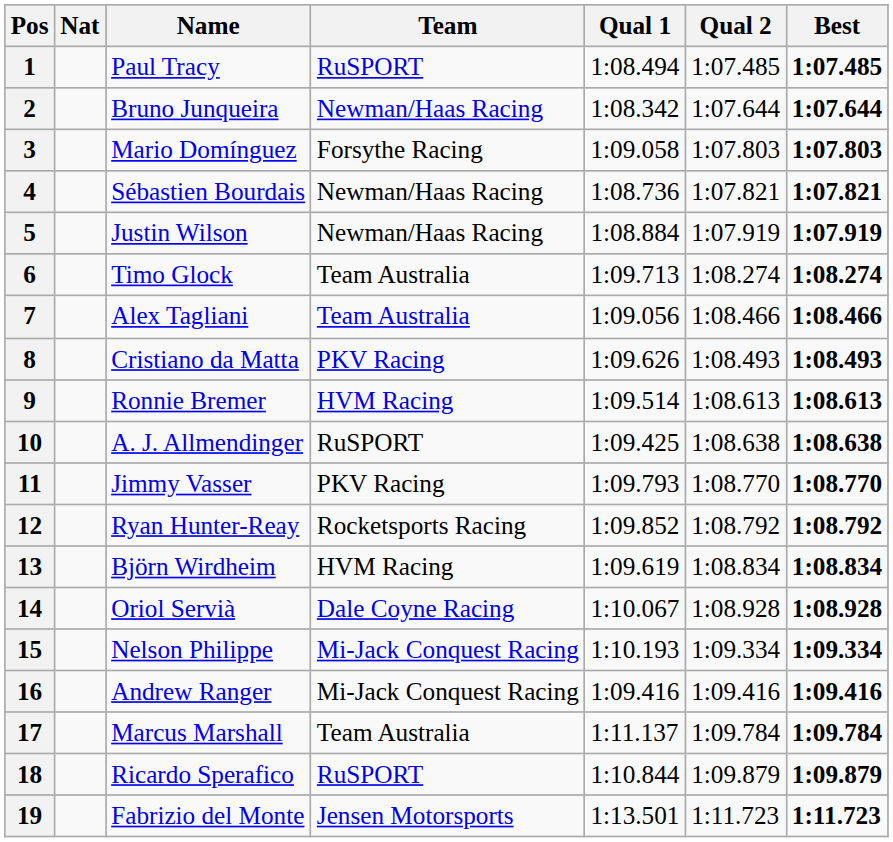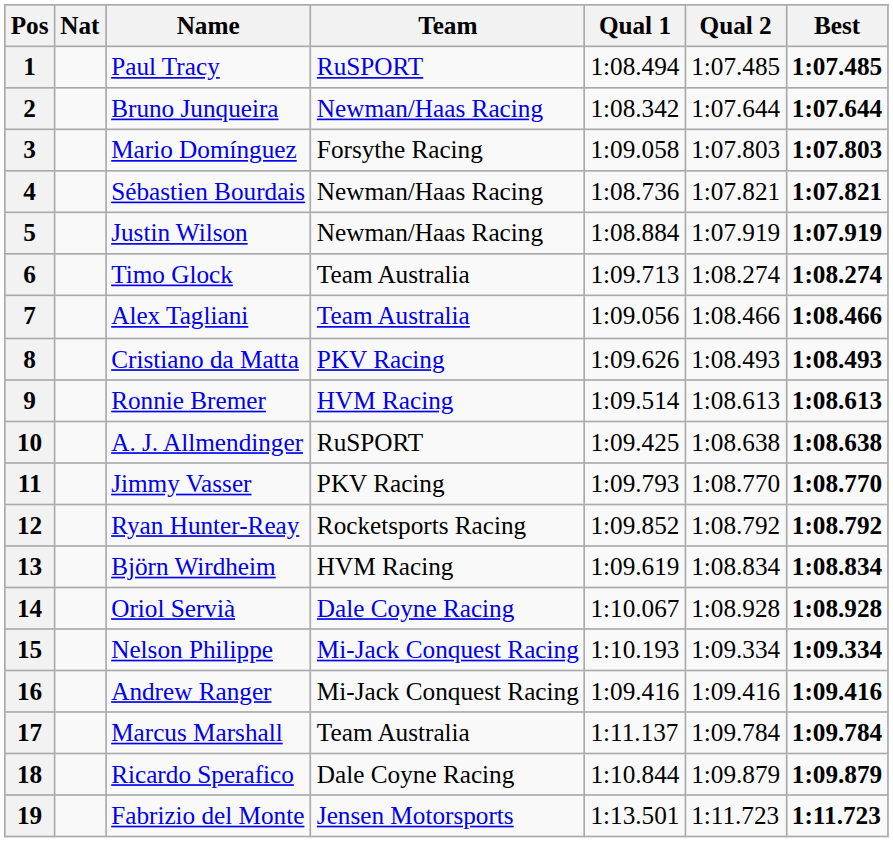(370, 774) RuSPORT -> (416, 774) Dale Coyne Racing
